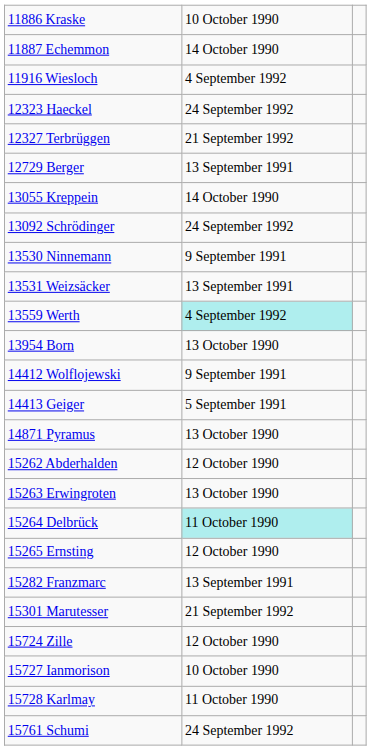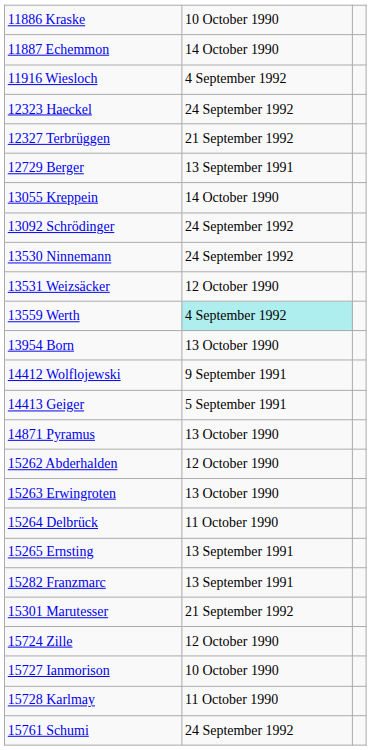(236, 256) 9 September 1991 -> (239, 256) 24 September 1992
(239, 286) 13 September 1991 -> (232, 286) 12 October 1990
(232, 522) paleturquoise background -> (232, 522) no background
(232, 552) 12 October 1990 -> (239, 552) 13 September 1991
